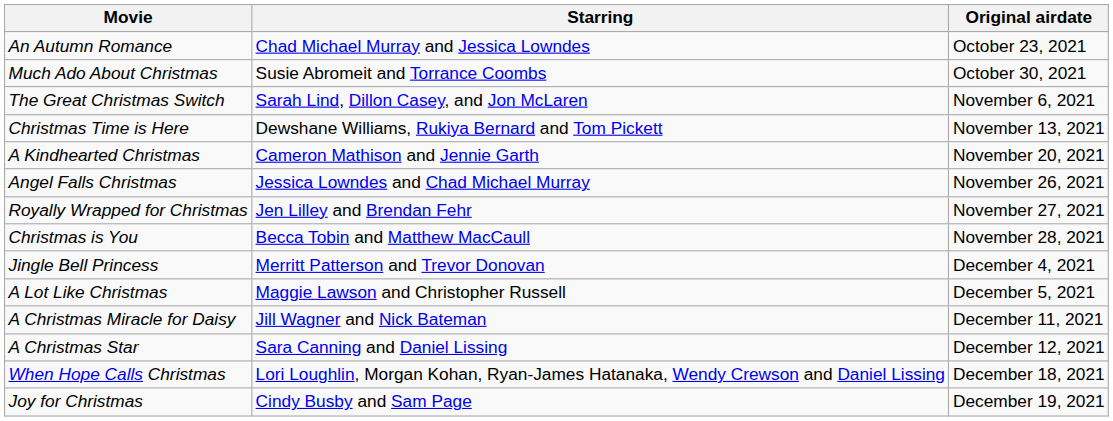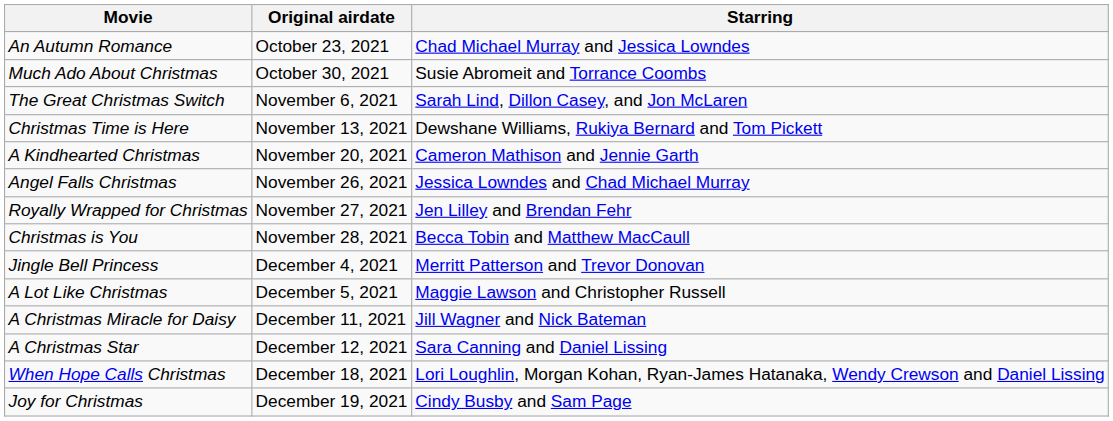columns swapped: (600, 18) <-> (1029, 18)
